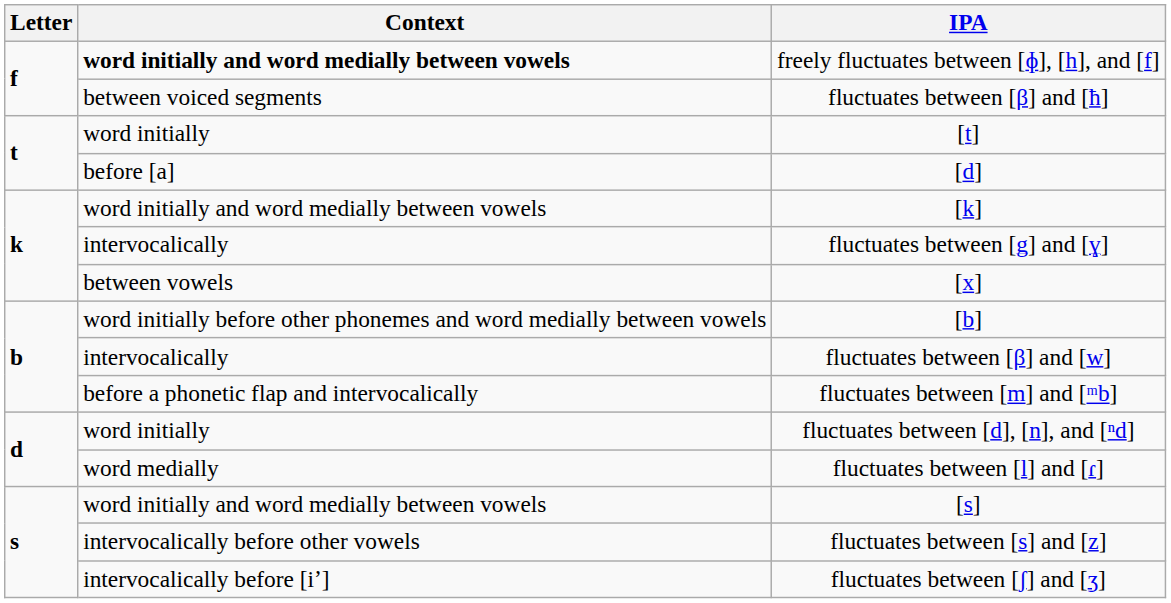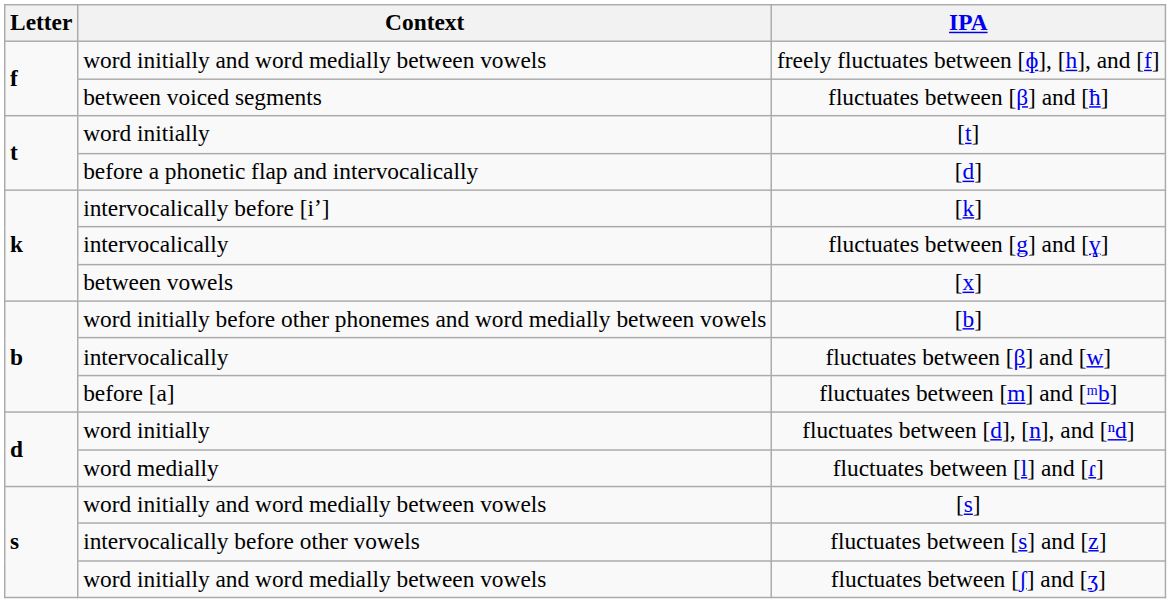(326, 60) bold -> (315, 60) normal
(129, 171) before [a] -> (281, 171) before a phonetic flap and intervocalically
(315, 208) word initially and word medially between vowels -> (206, 208) intervocalically before [iʼ]
(281, 393) before a phonetic flap and intervocalically -> (129, 393) before [a]
(206, 578) intervocalically before [iʼ] -> (315, 578) word initially and word medially between vowels
